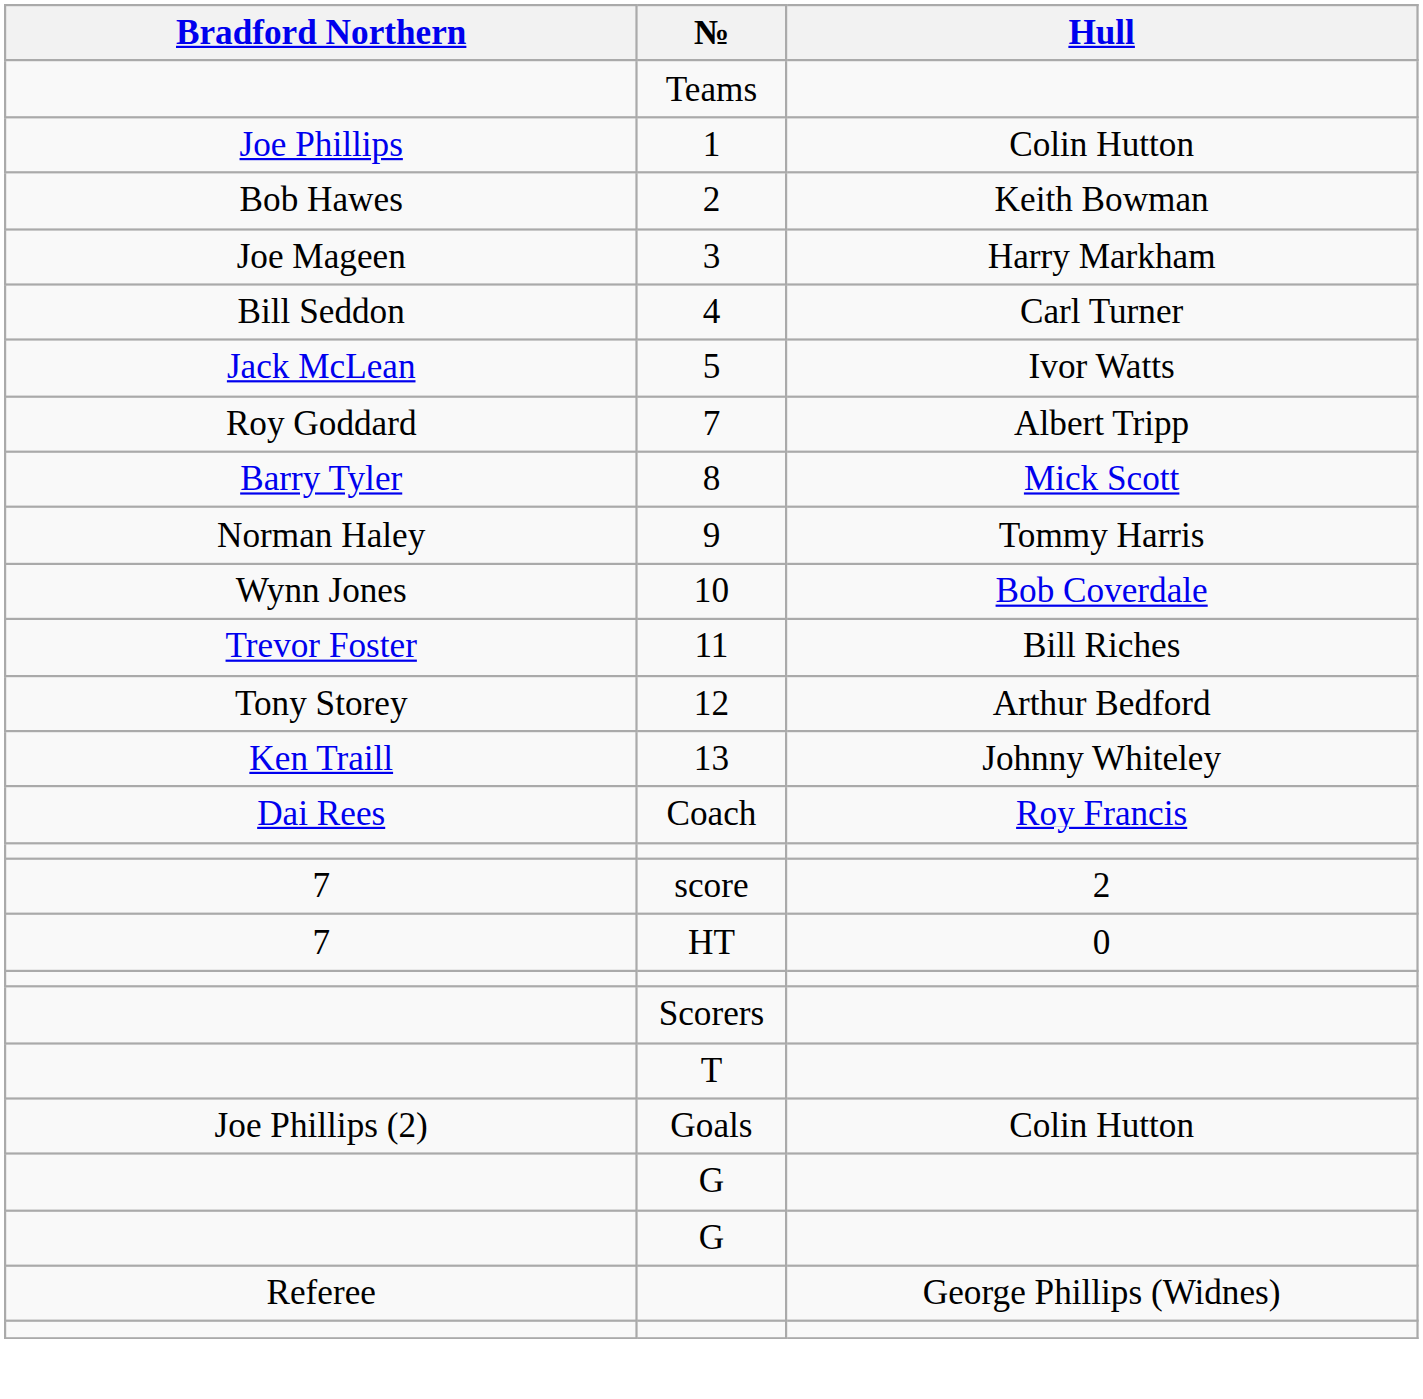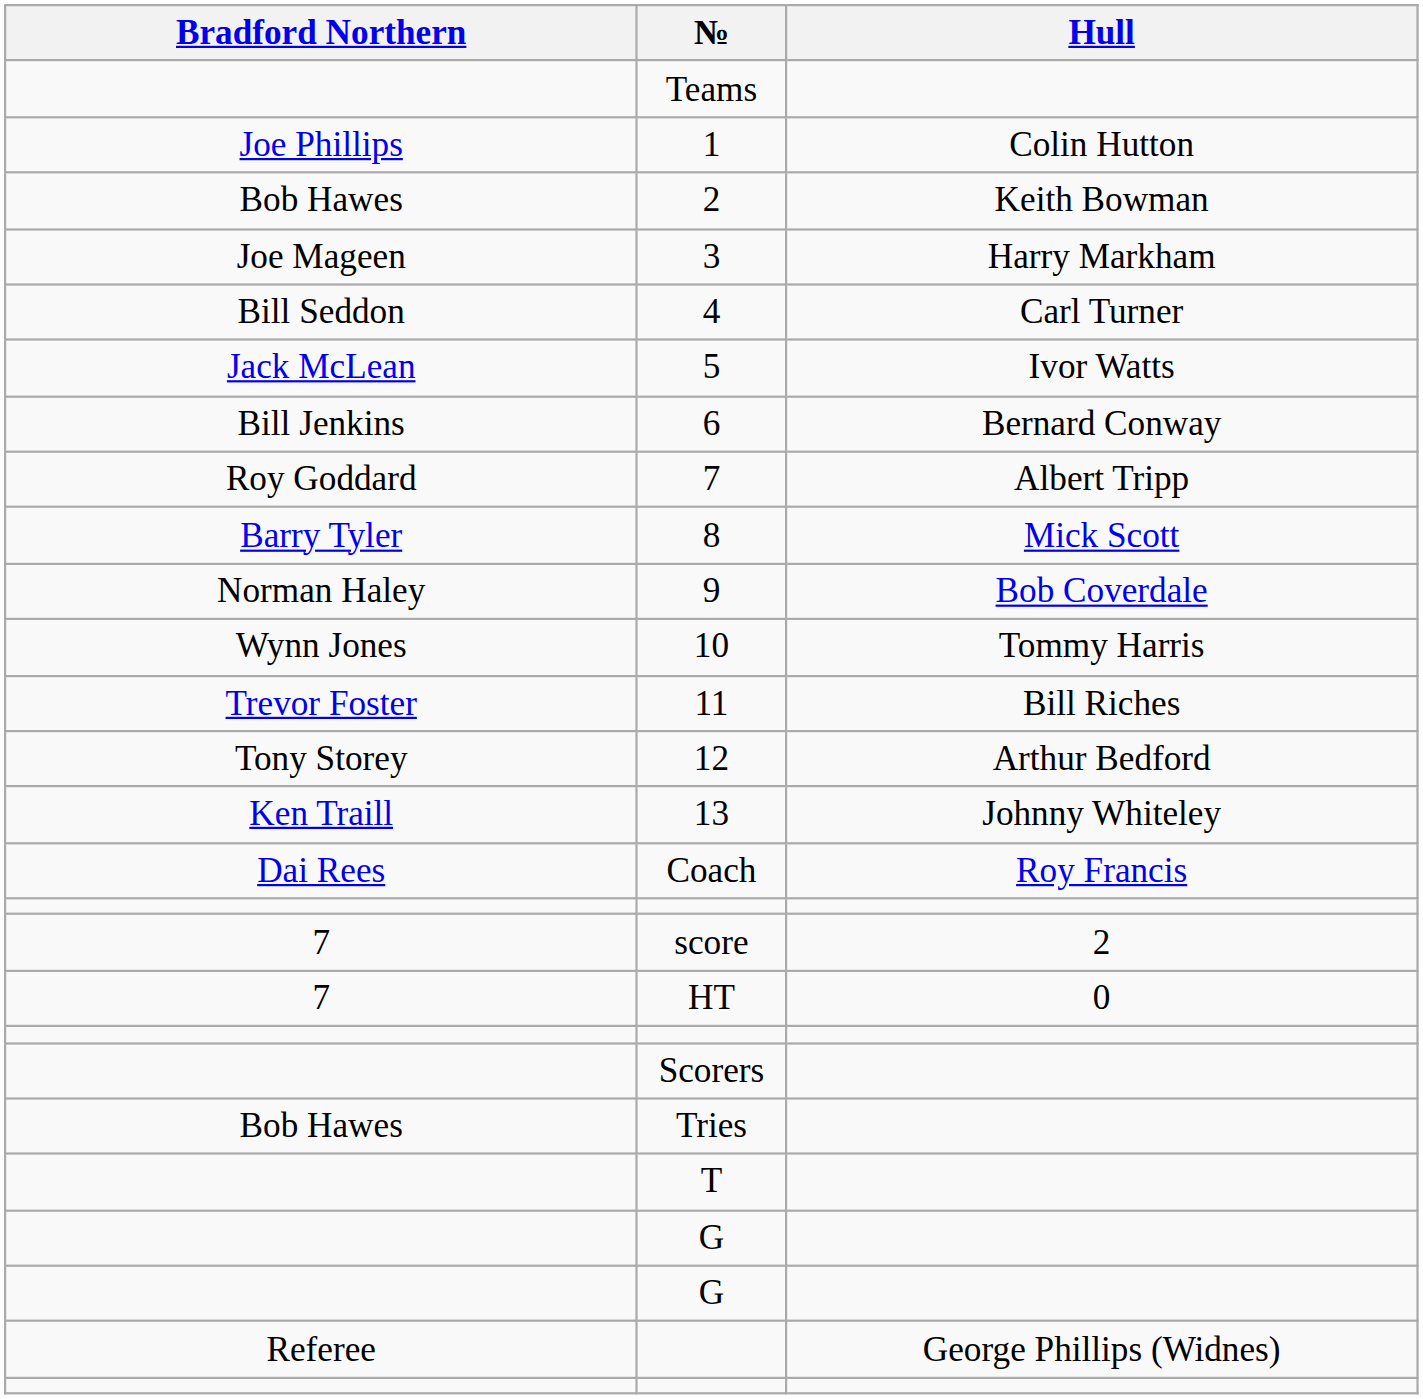+ row: (321, 423)
(1102, 534) Tommy Harris -> (1102, 590) Bob Coverdale
(1102, 590) Bob Coverdale -> (1102, 646) Tommy Harris
+ row: (321, 1125)
- row: (321, 1125)
